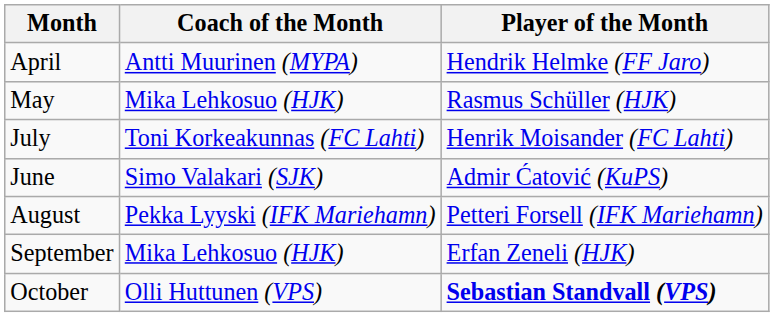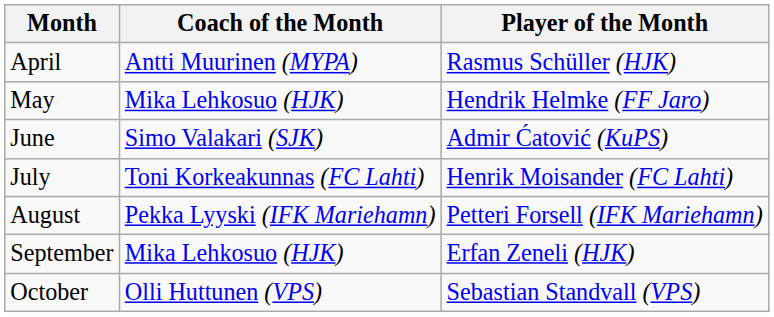(578, 61) Hendrik Helmke (FF Jaro) -> (561, 61) Rasmus Schüller (HJK)
(561, 100) Rasmus Schüller (HJK) -> (578, 100) Hendrik Helmke (FF Jaro)
rows swapped: (32, 176) <-> (30, 138)
(582, 291) bold -> (573, 291) normal
